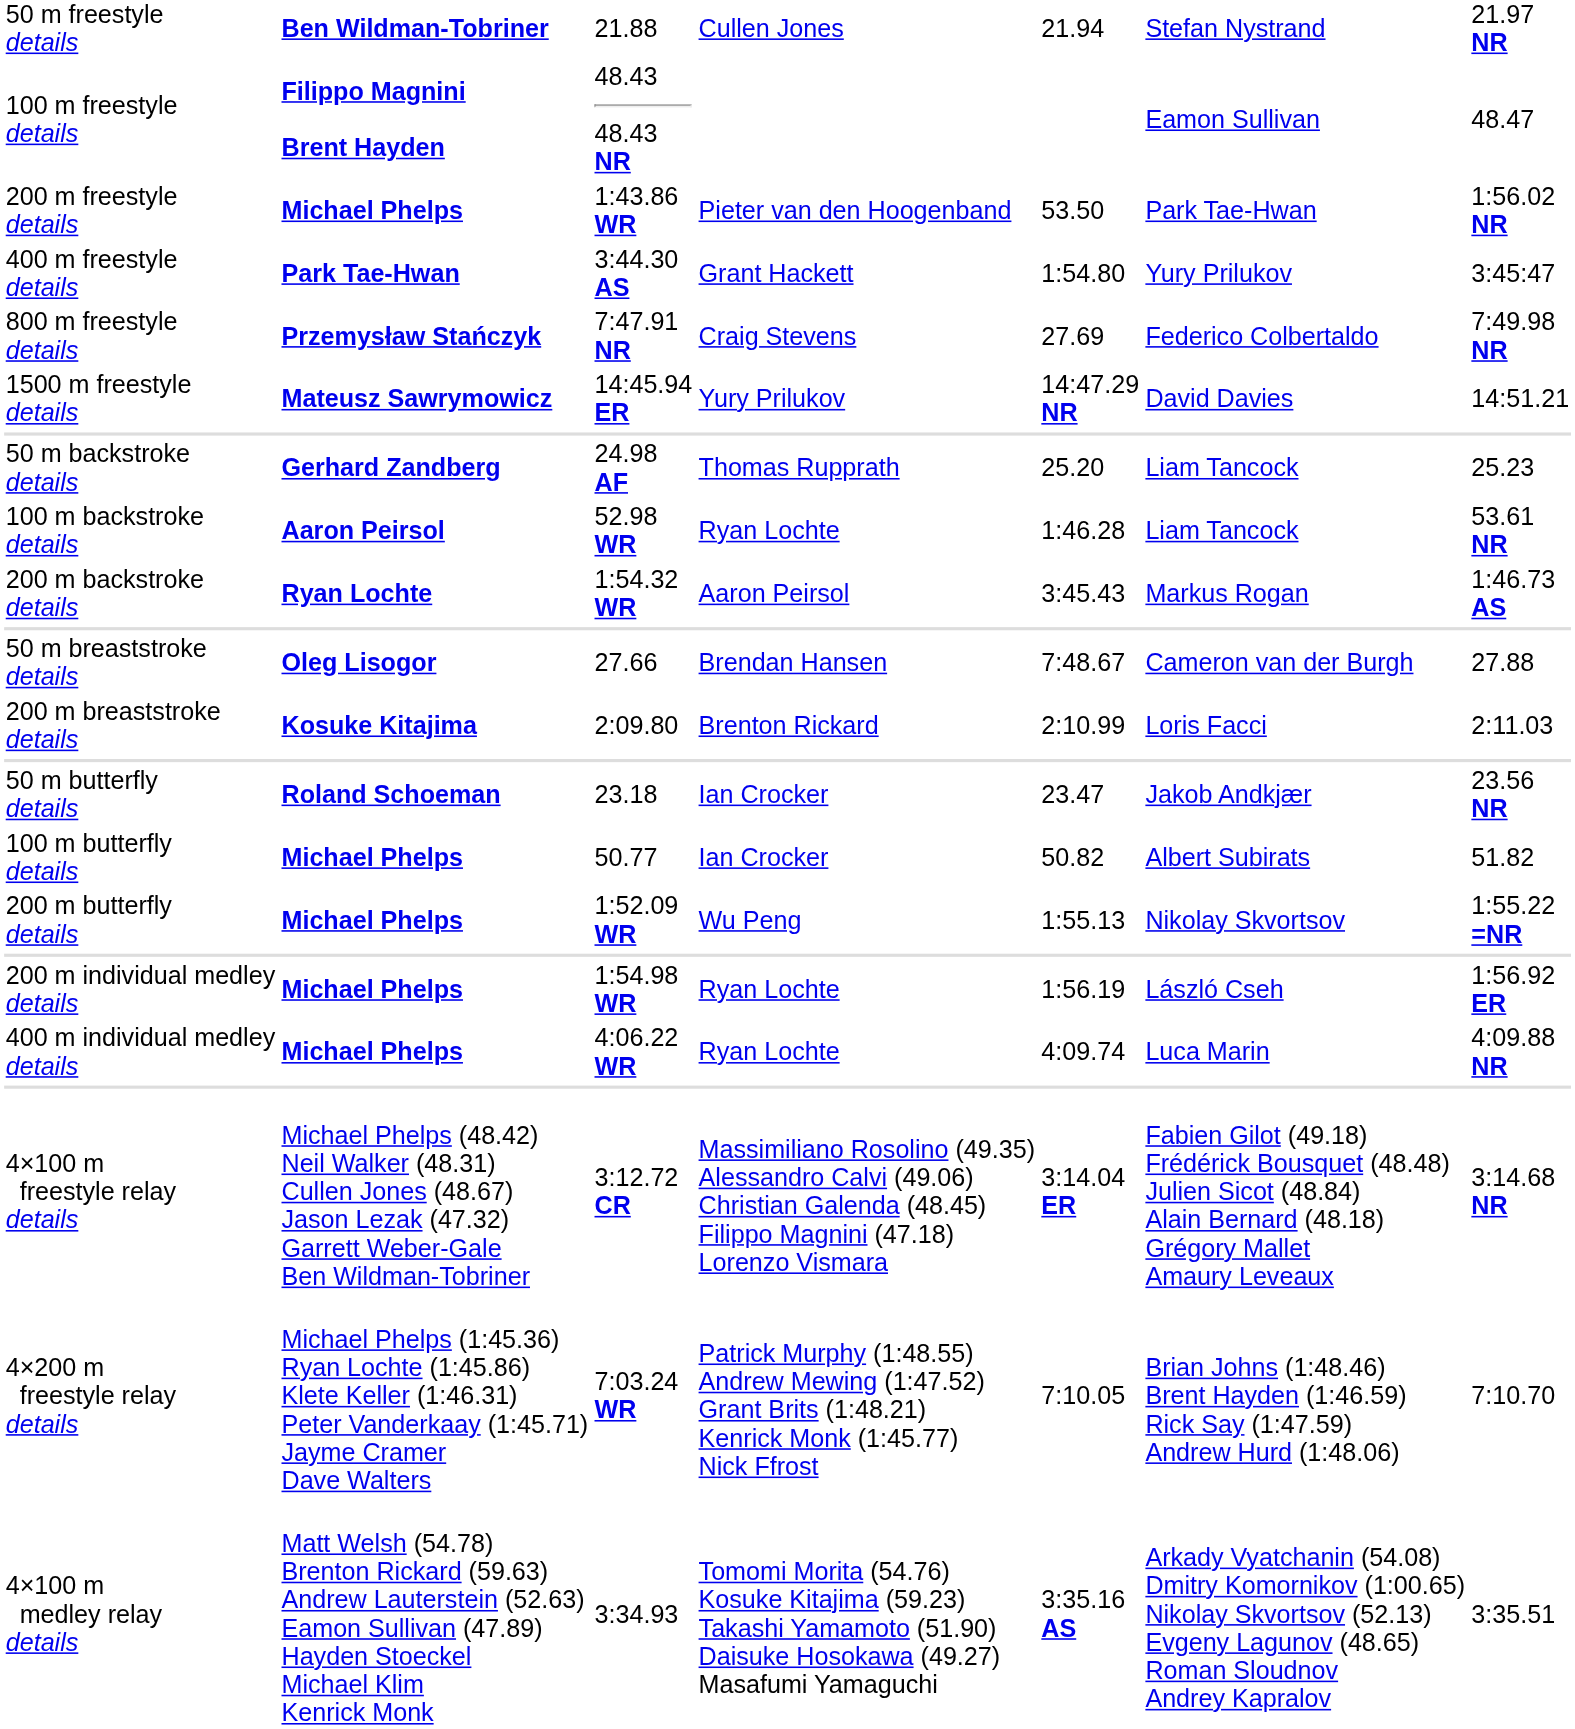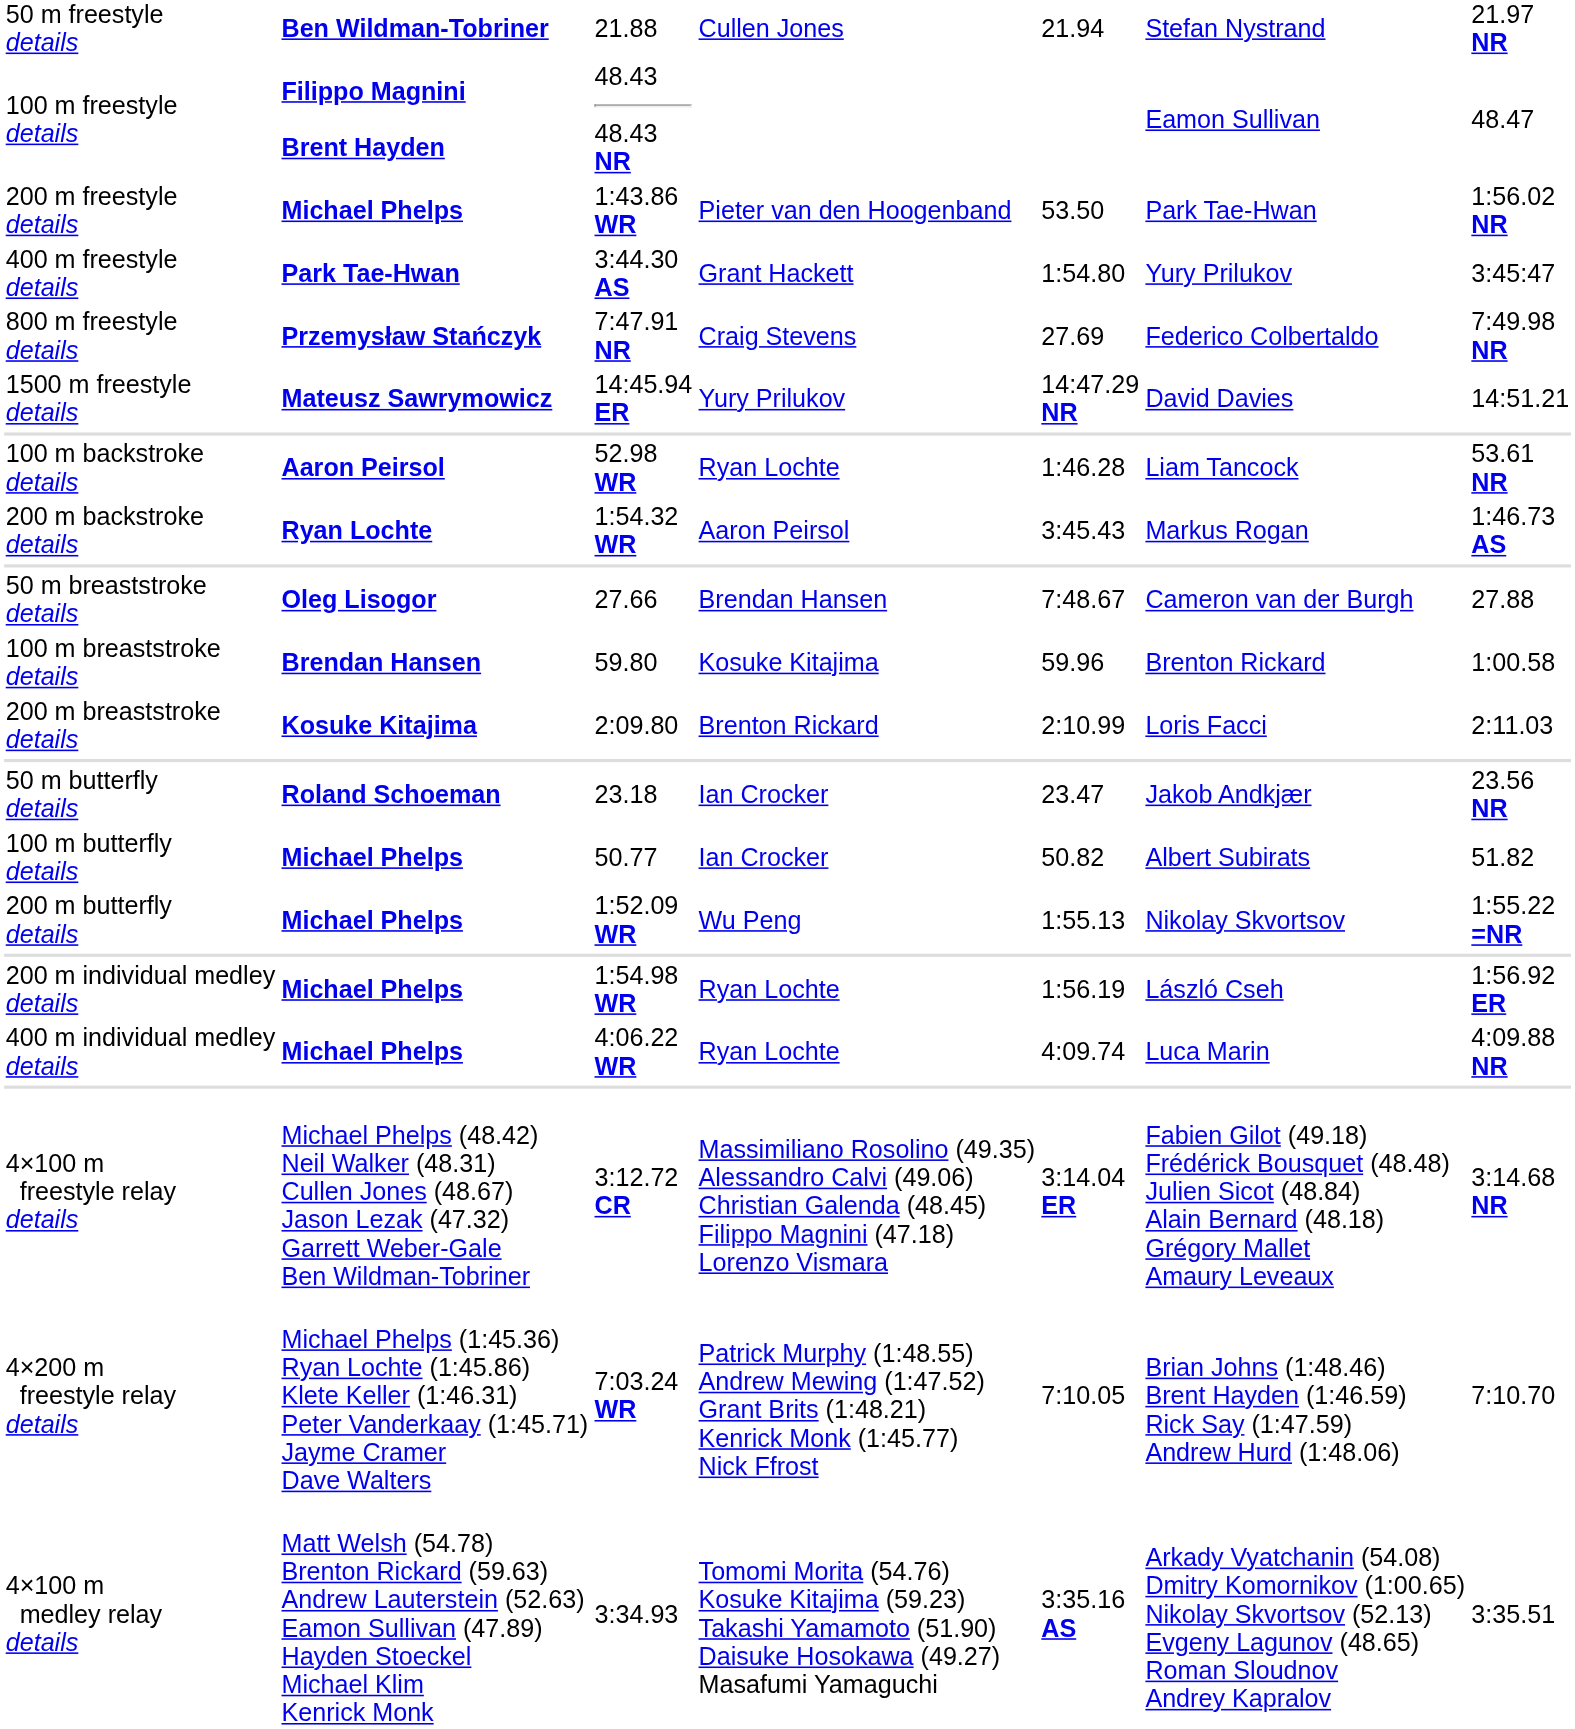- row: (98, 468)
+ row: (113, 662)
